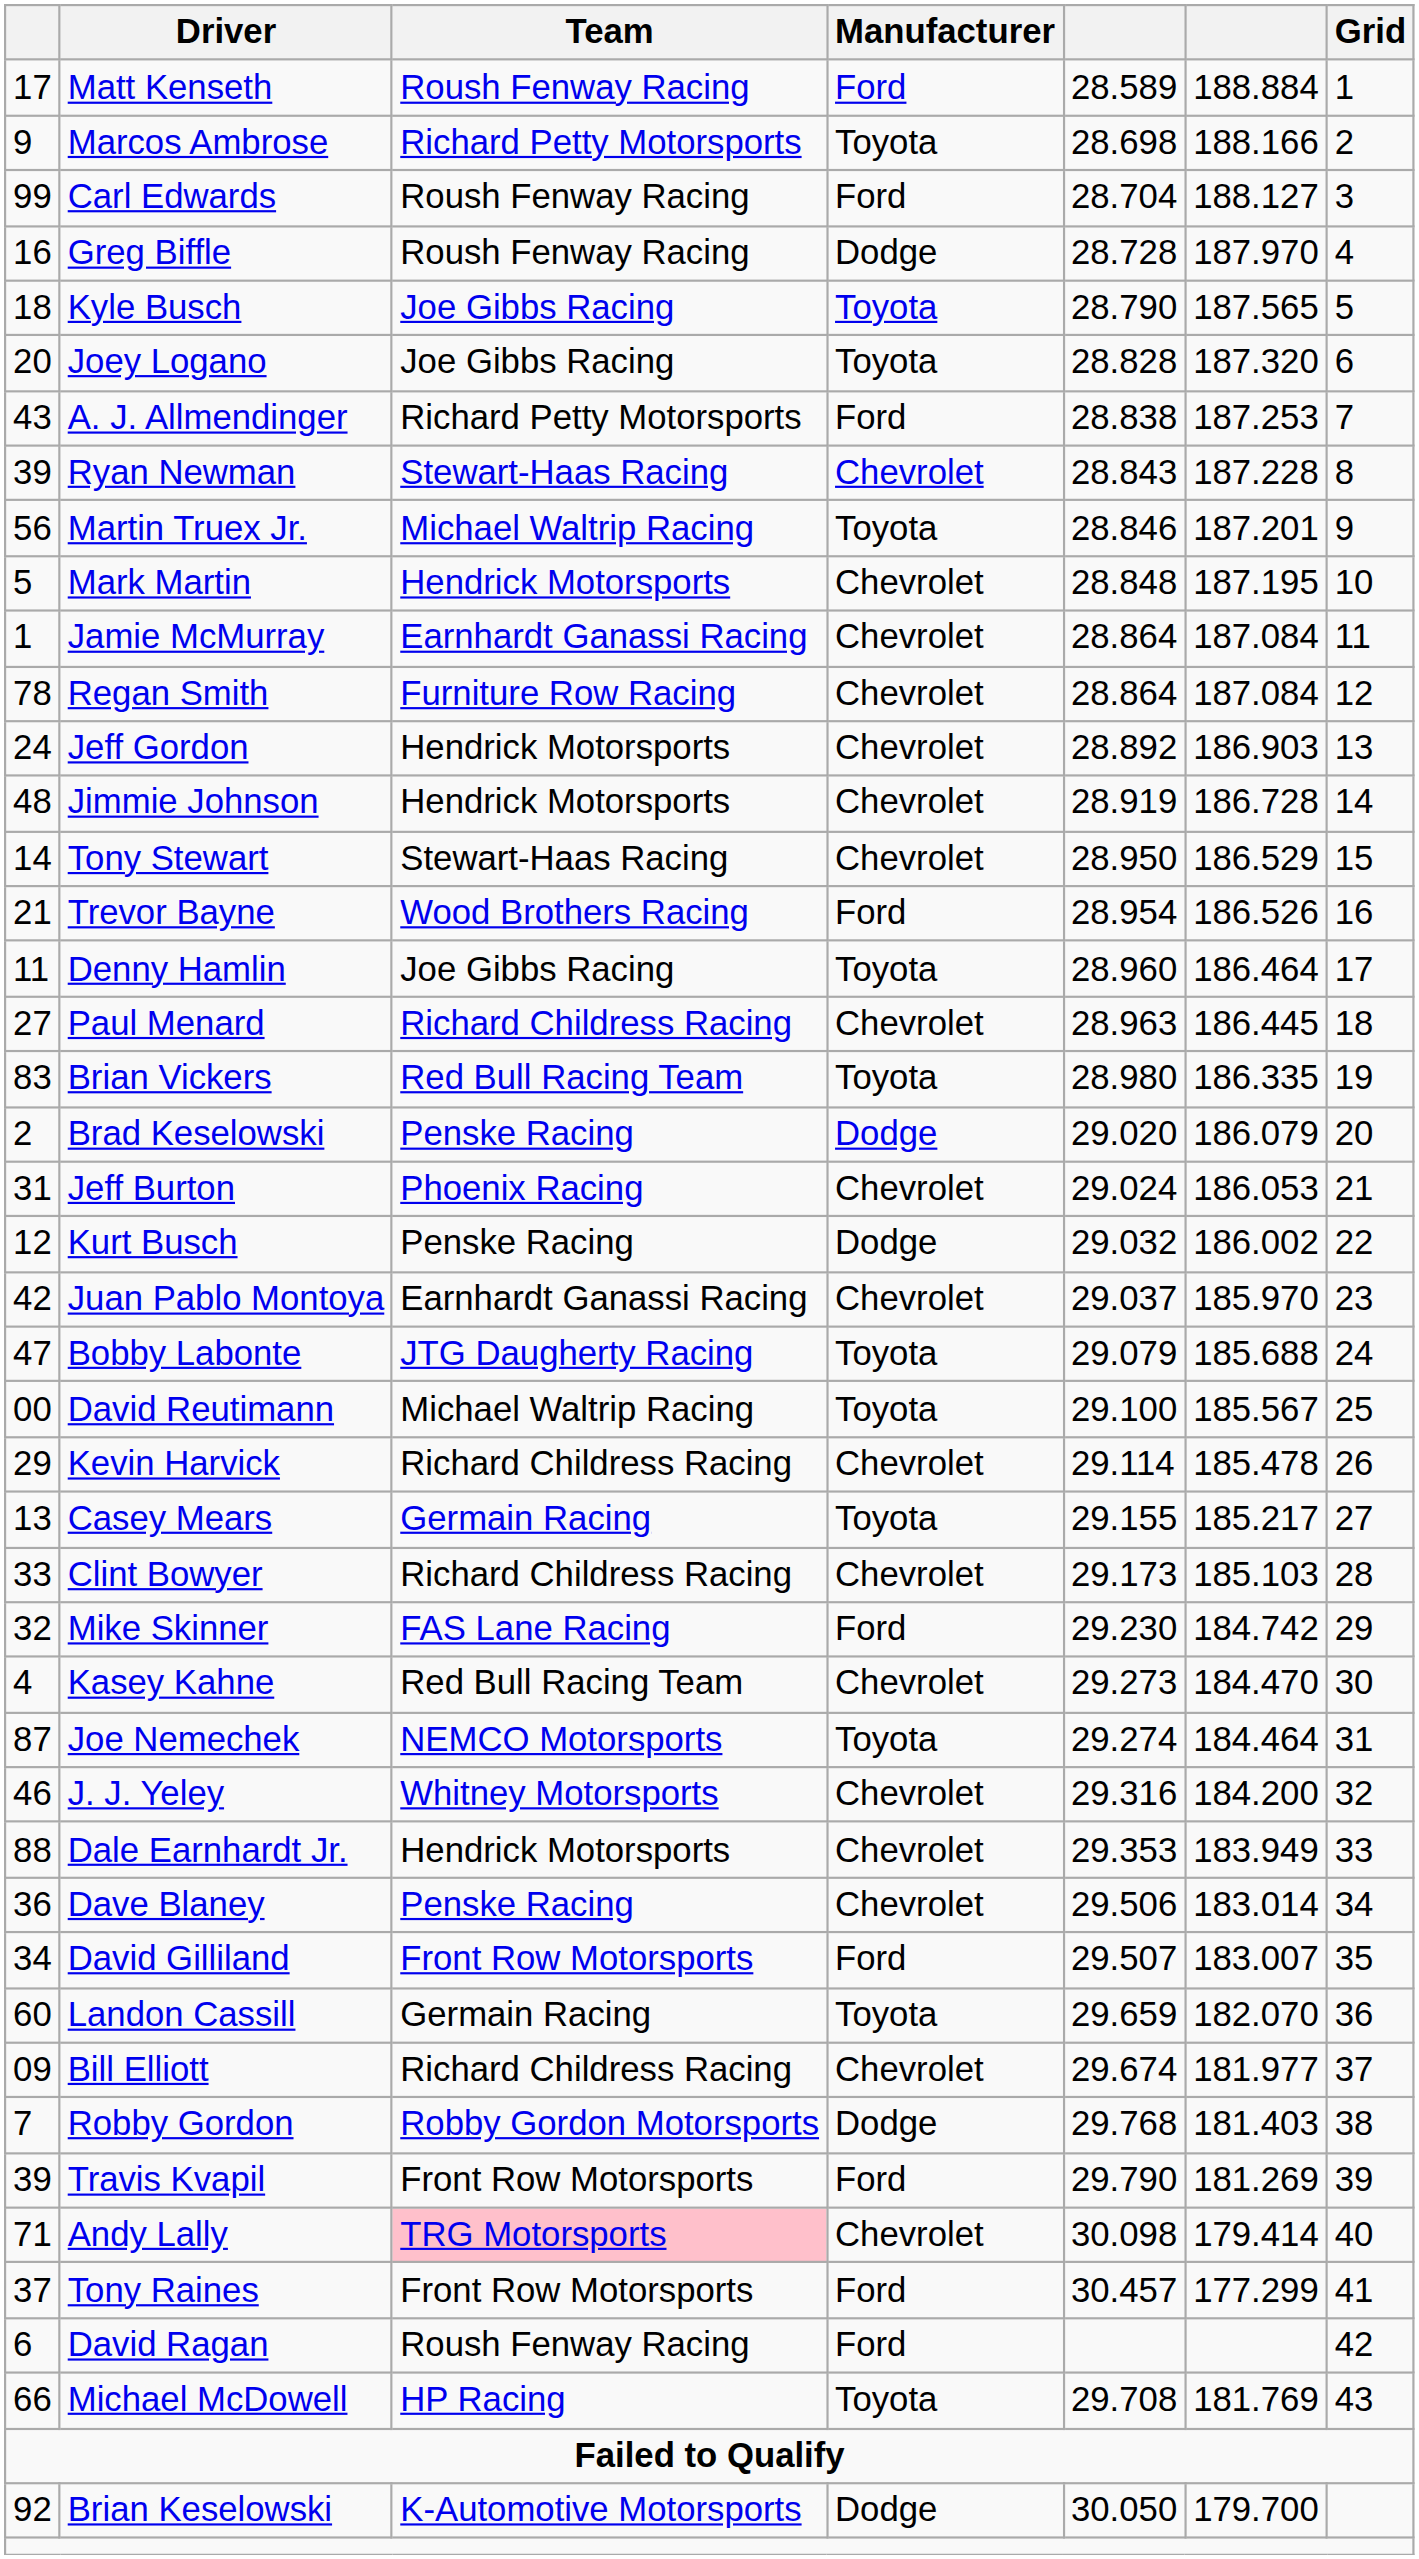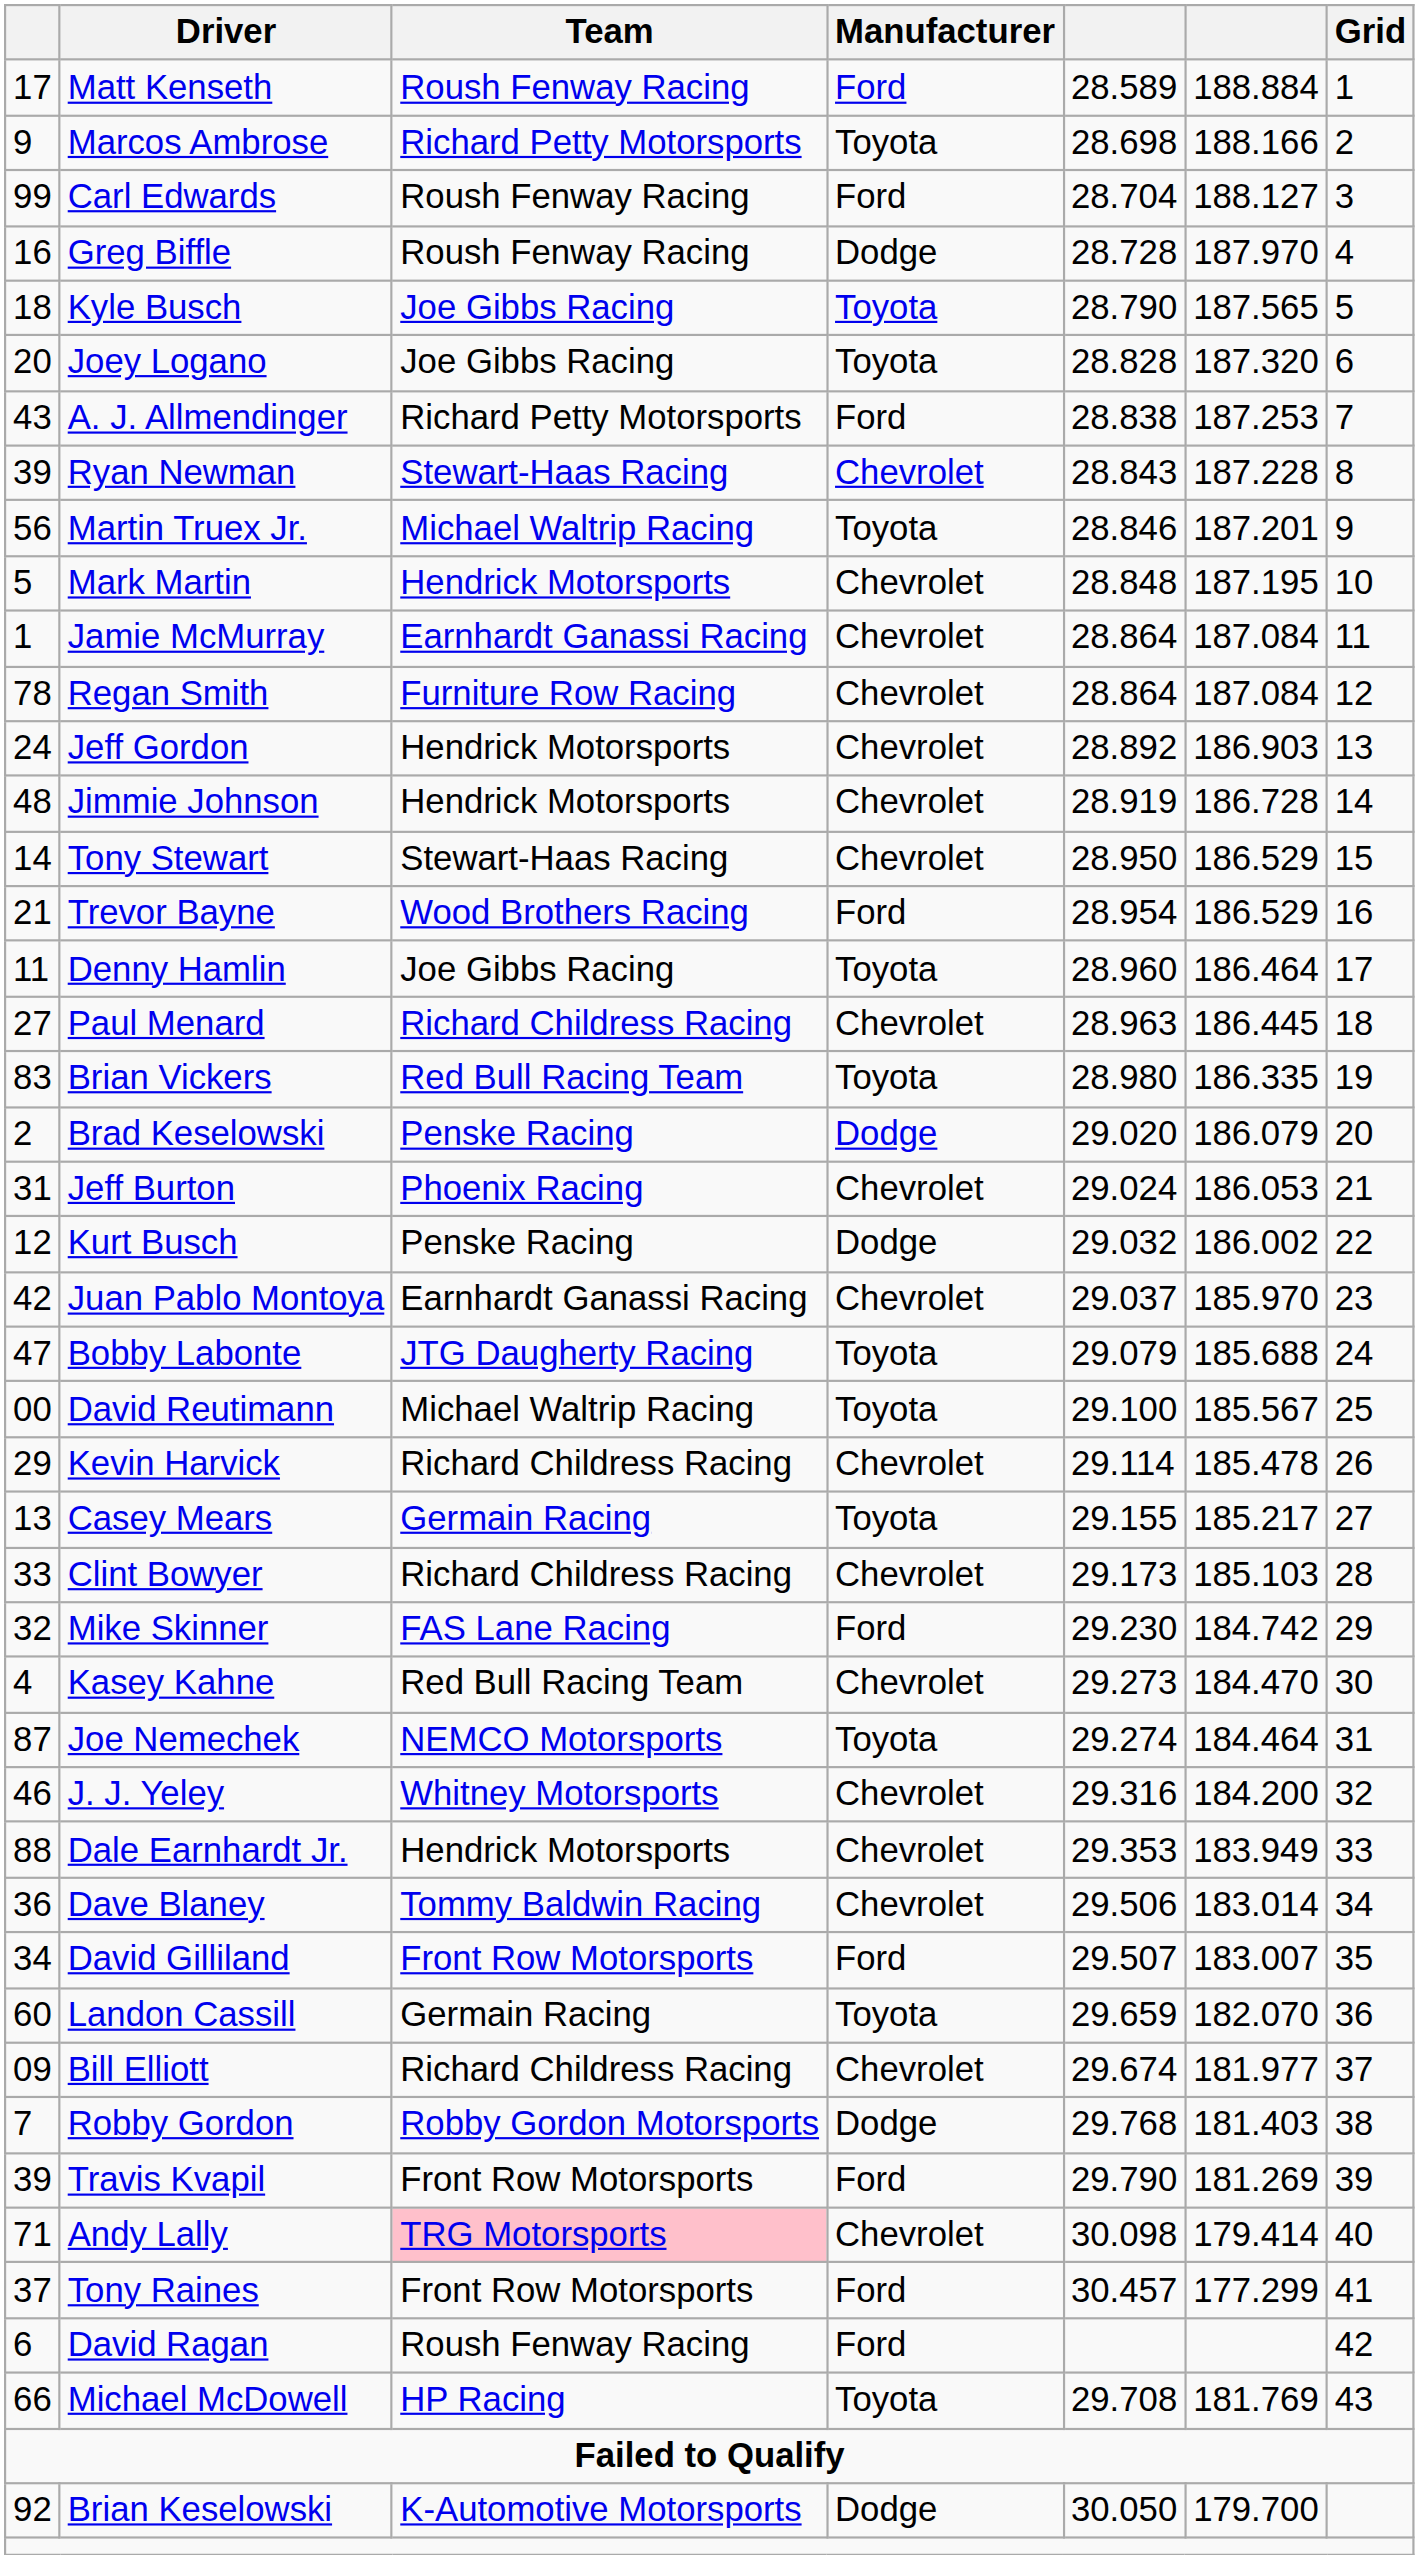(1256, 913) 186.526 -> (1256, 913) 186.529
(517, 1904) Penske Racing -> (581, 1904) Tommy Baldwin Racing
